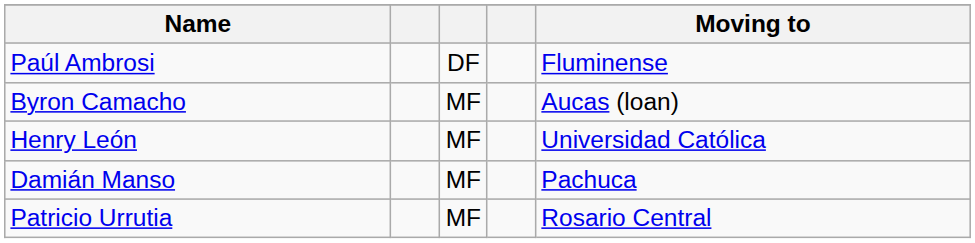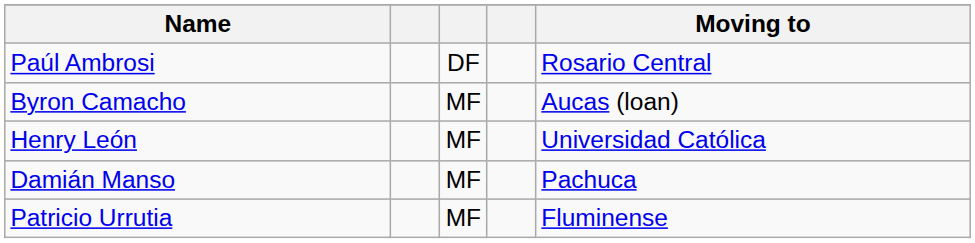(605, 62) Fluminense -> (626, 62) Rosario Central
(626, 218) Rosario Central -> (605, 218) Fluminense
